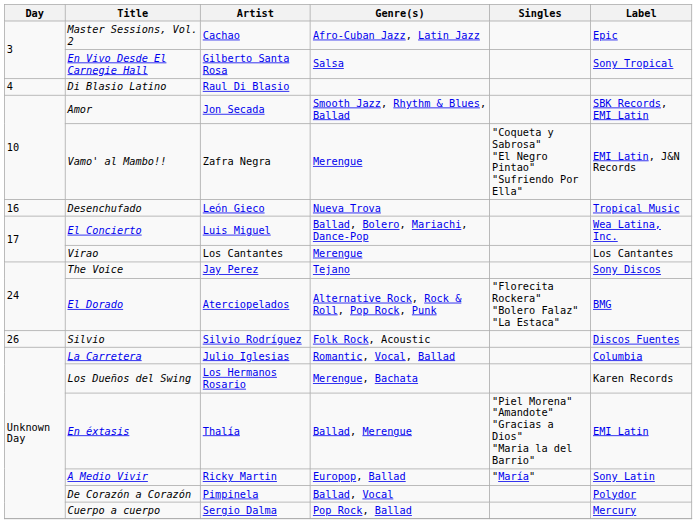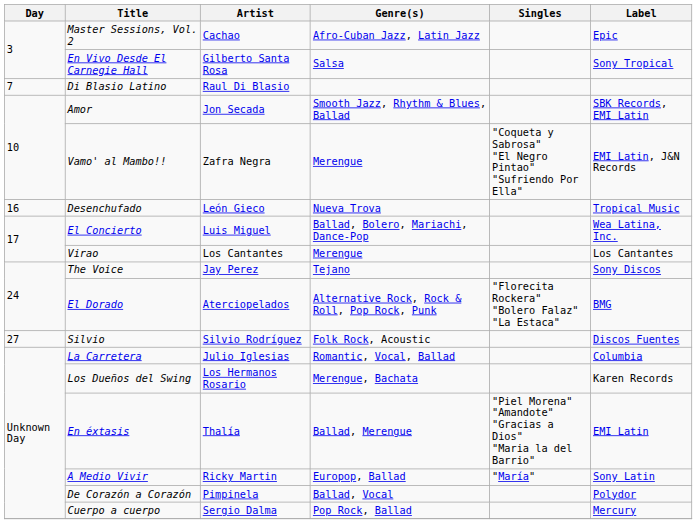(10, 87) 4 -> (10, 87) 7
(13, 339) 26 -> (13, 339) 27
